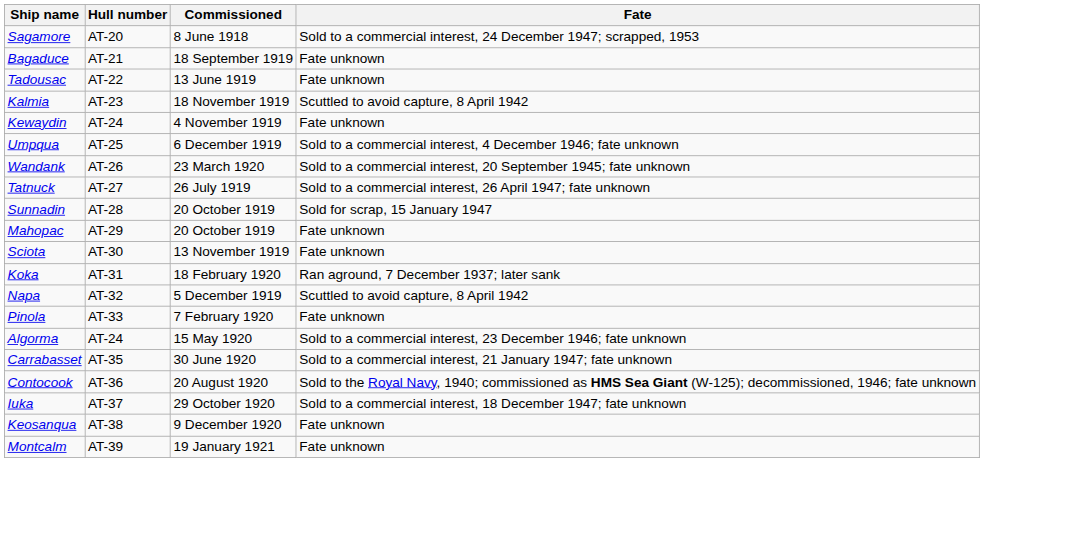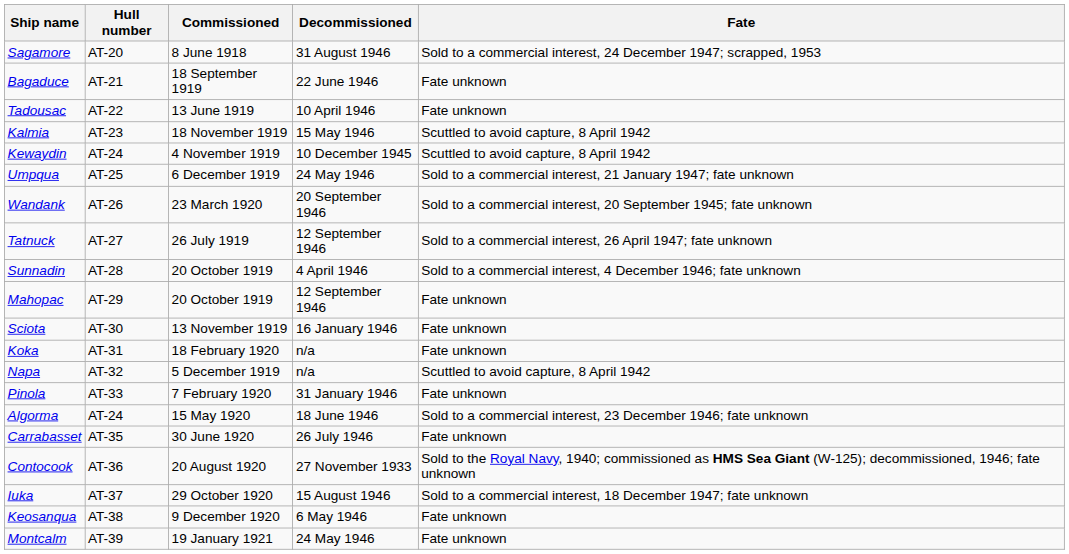+ column: (355, 22)
(342, 123) Fate unknown -> (536, 153) Scuttled to avoid capture, 8 April 1942
(489, 144) Sold to a commercial interest, 4 December 1946; fate unknown -> (608, 175) Sold to a commercial interest, 21 January 1947; fate unknown
(396, 209) Sold for scrap, 15 January 1947 -> (611, 270) Sold to a commercial interest, 4 December 1946; fate unknown
(430, 274) Ran aground, 7 December 1937; later sank -> (464, 350) Fate unknown
(486, 360) Sold to a commercial interest, 21 January 1947; fate unknown -> (464, 436) Fate unknown
